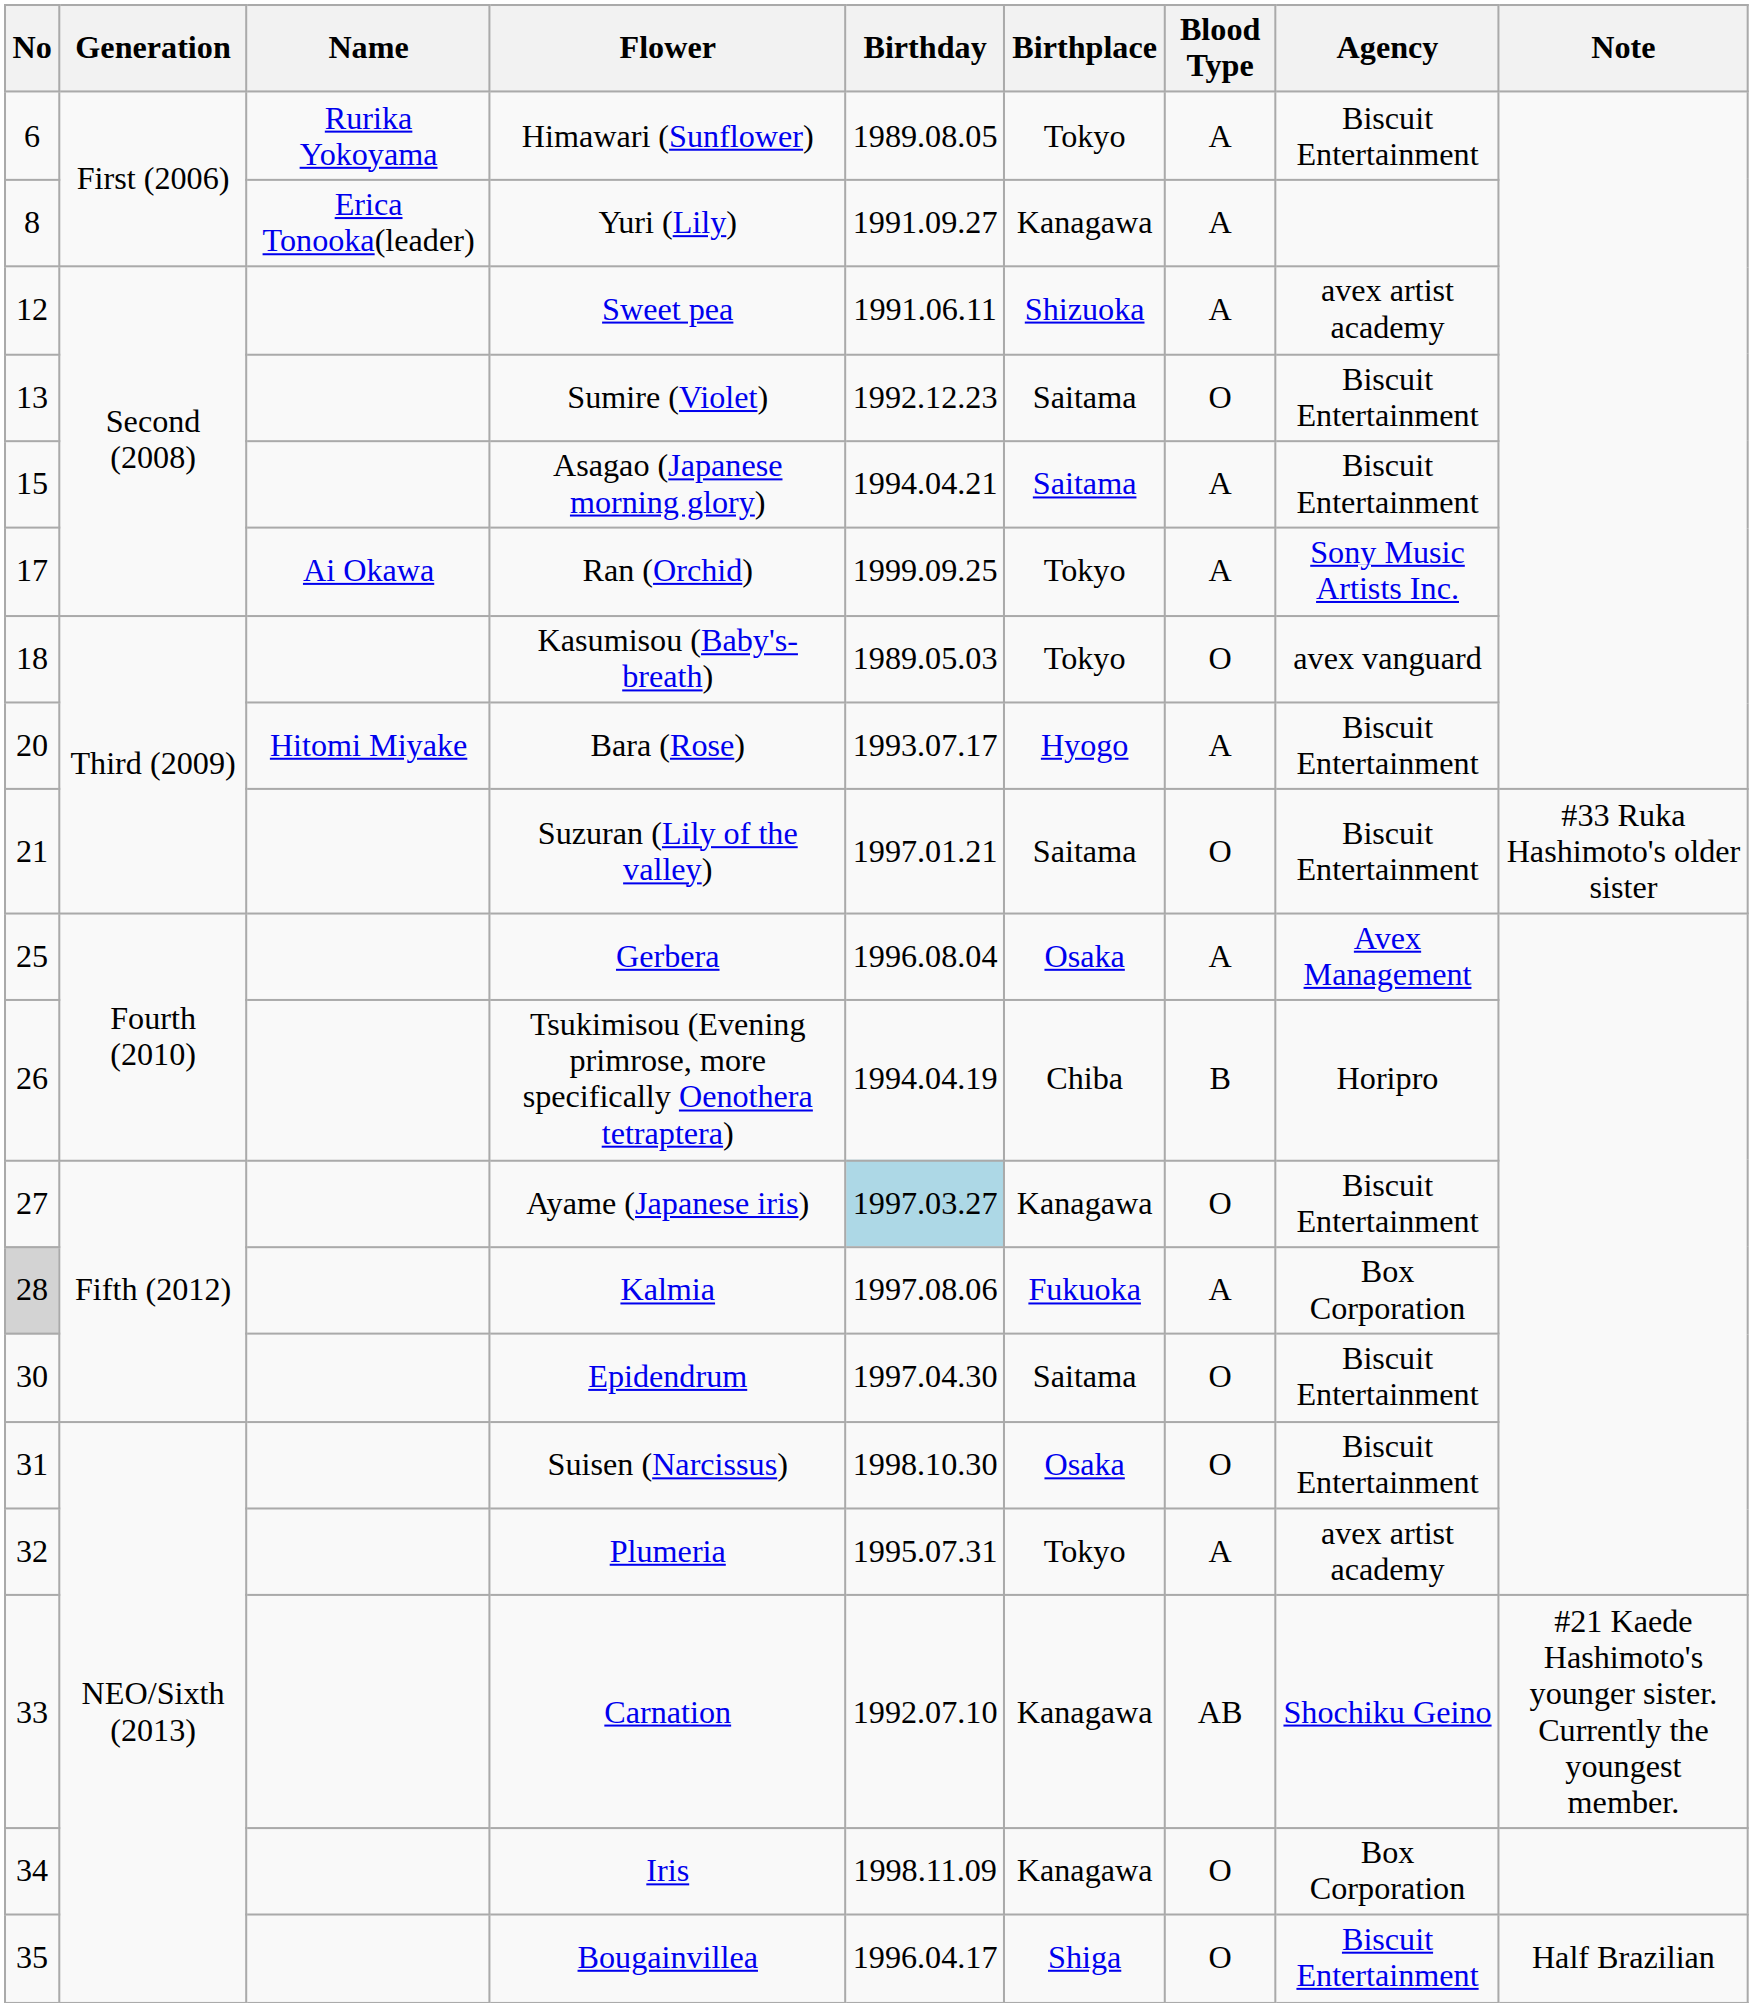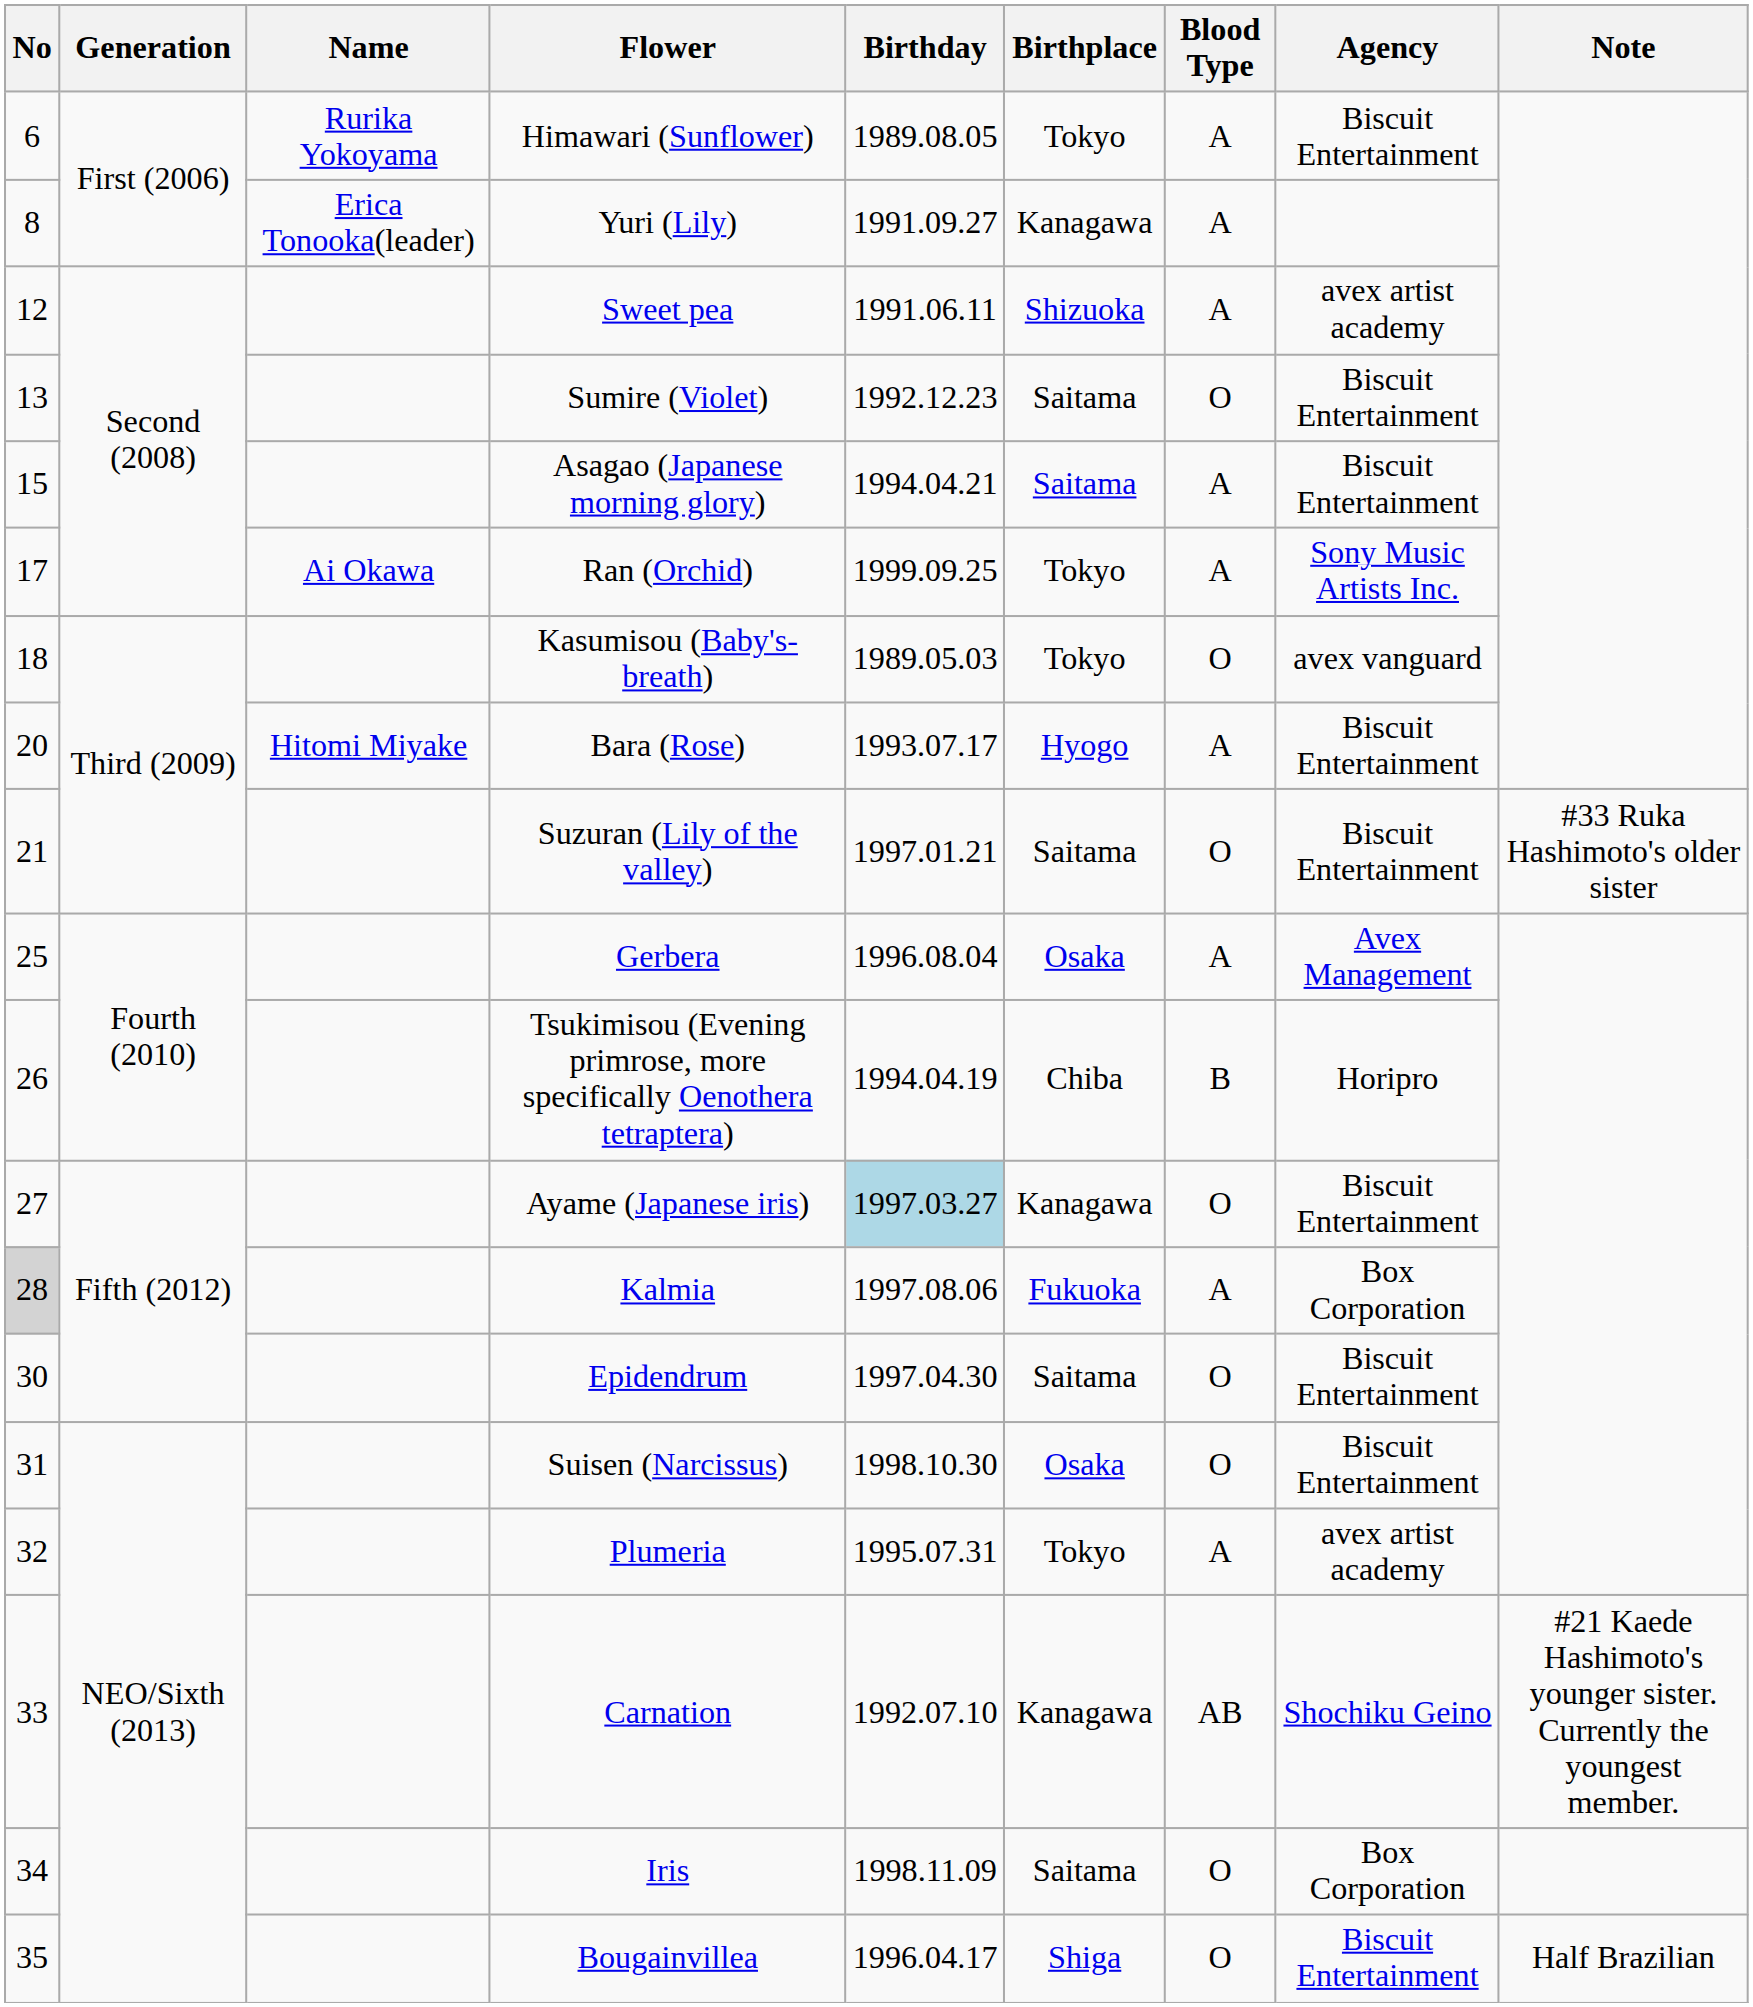(1085, 1870) Kanagawa -> (1085, 1870) Saitama
